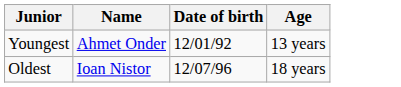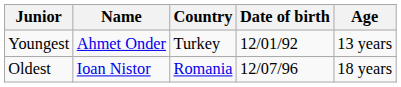+ column: (203, 17)
